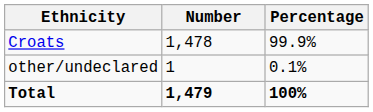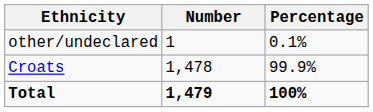rows swapped: (36, 43) <-> (83, 68)
